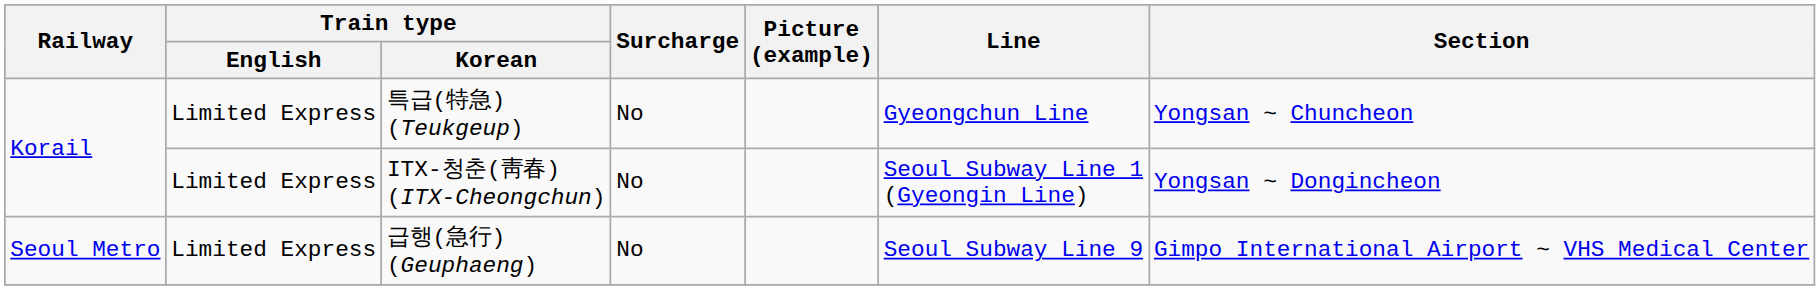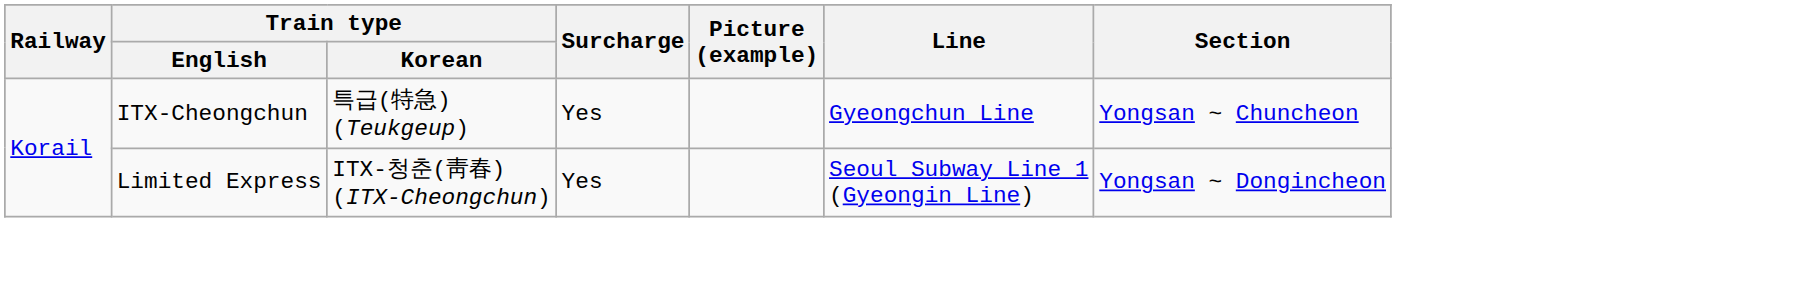(274, 113) Limited Express -> (212, 113) ITX-Cheongchun
(630, 113) No -> (582, 113) Yes
(630, 182) No -> (582, 182) Yes
- row: (462, 252)
